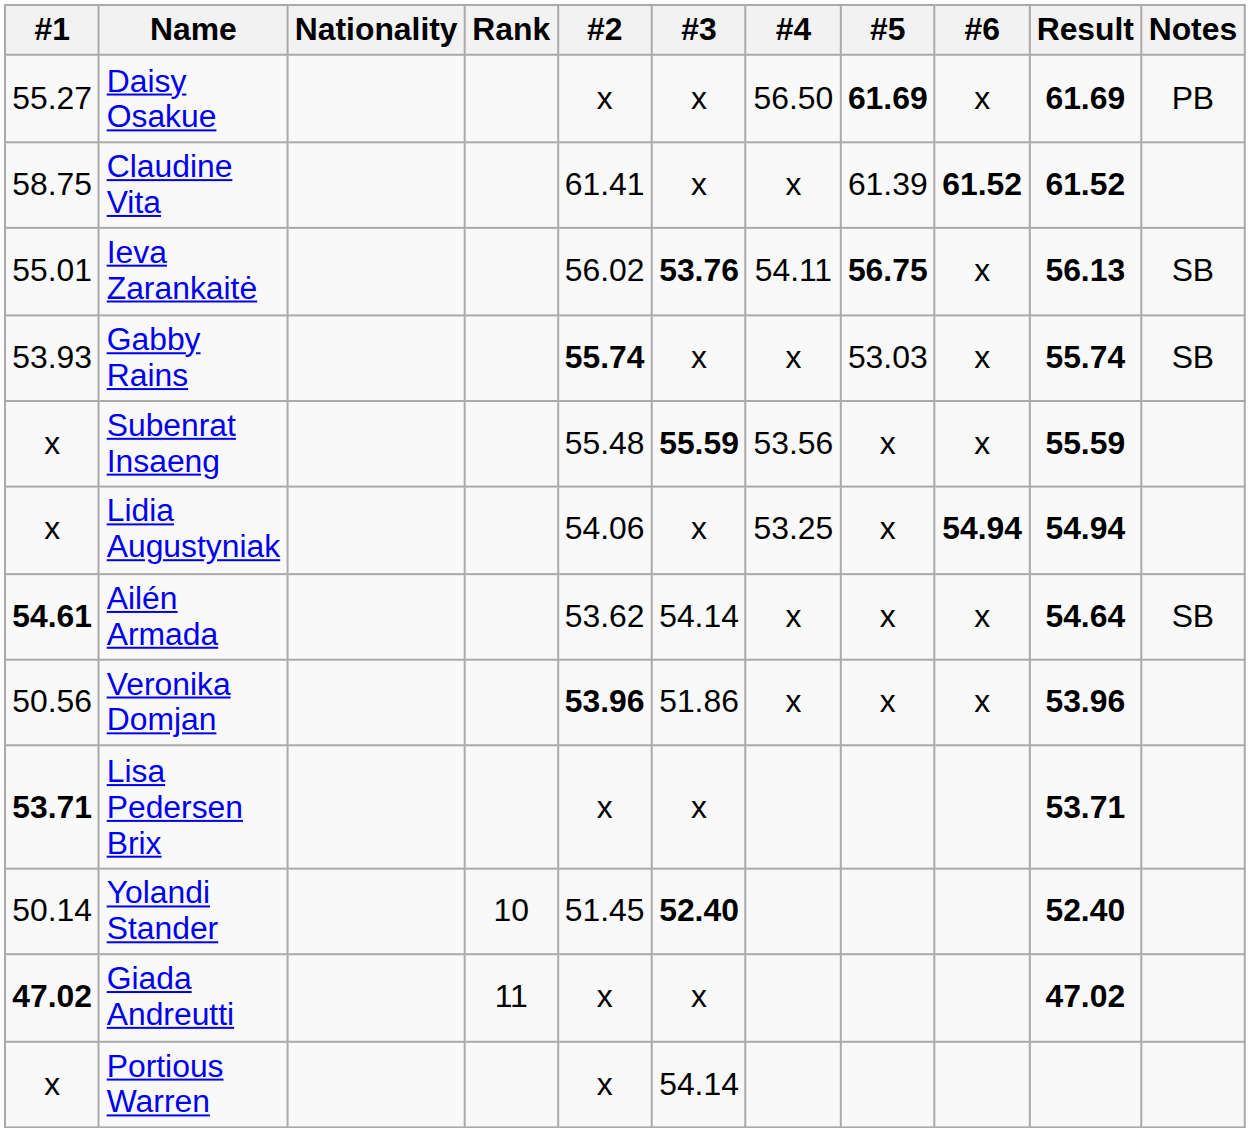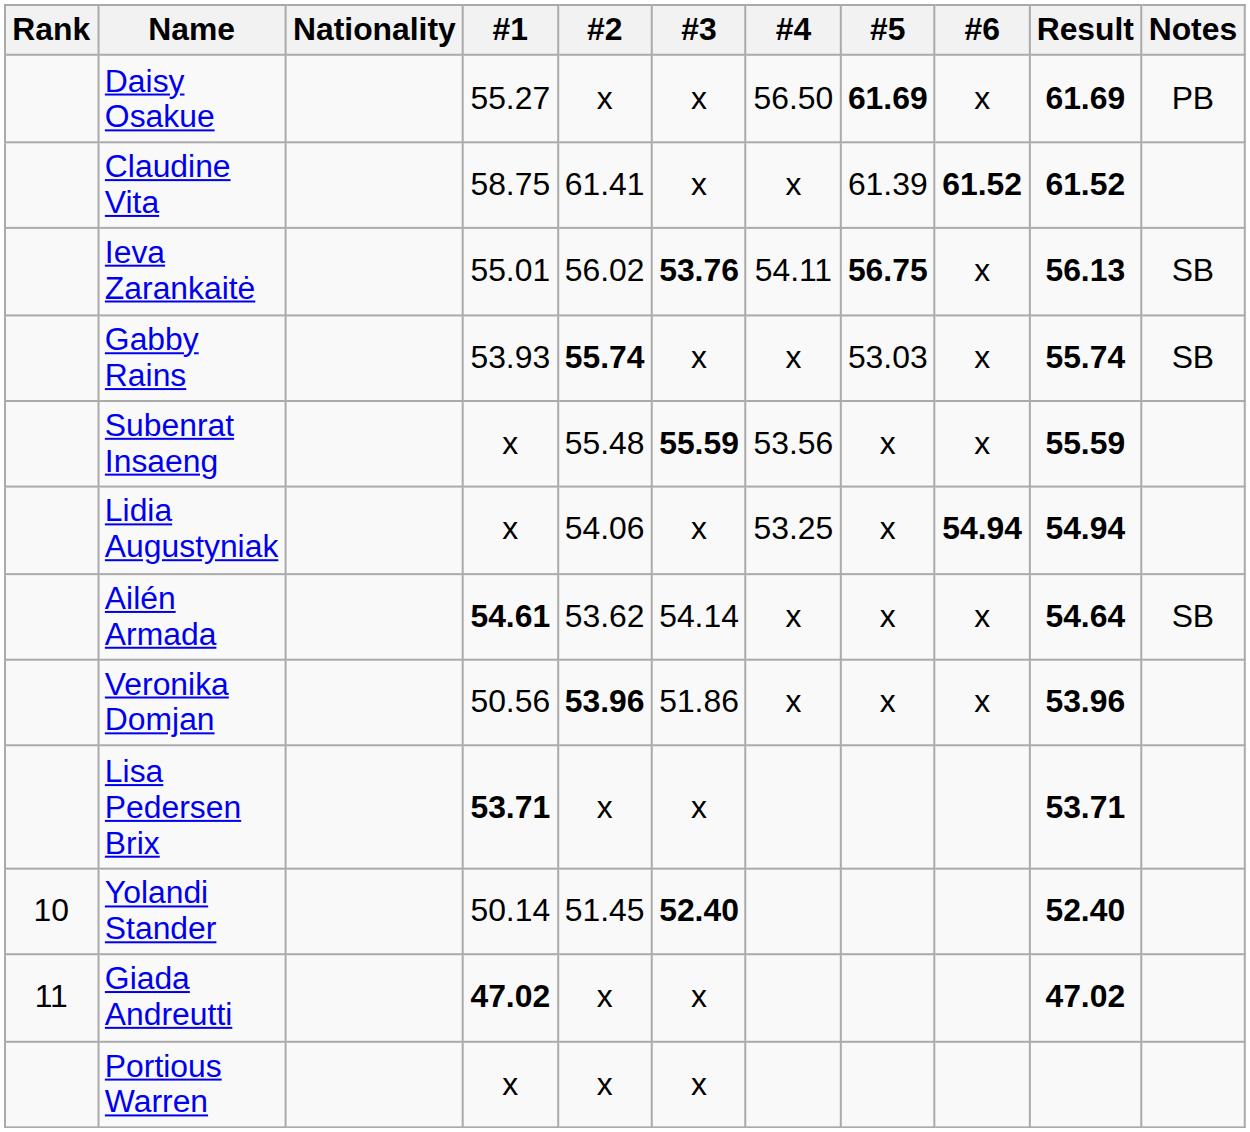columns swapped: (511, 29) <-> (52, 29)
(699, 1083) 54.14 -> (699, 1083) x
